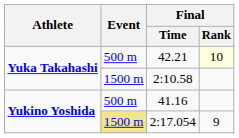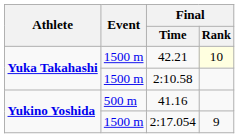(120, 57) 500 m -> (124, 57) 1500 m
(124, 122) khaki background -> (124, 122) no background
